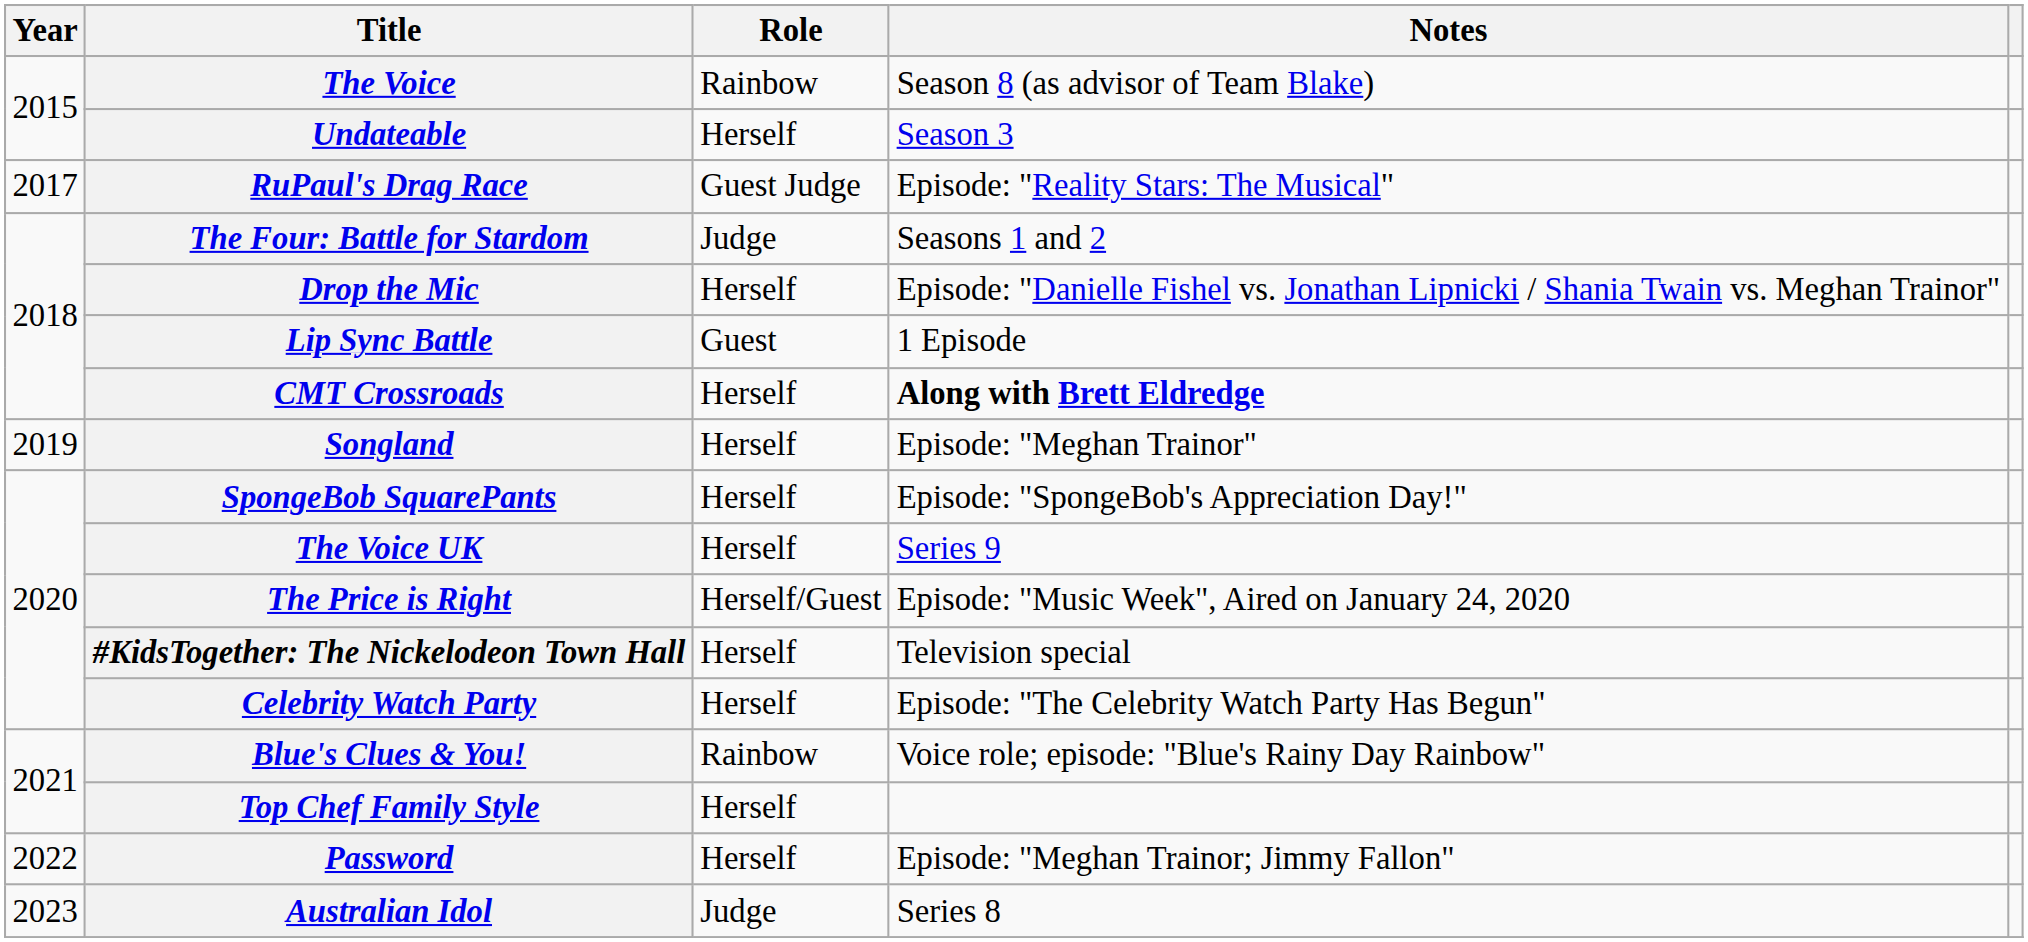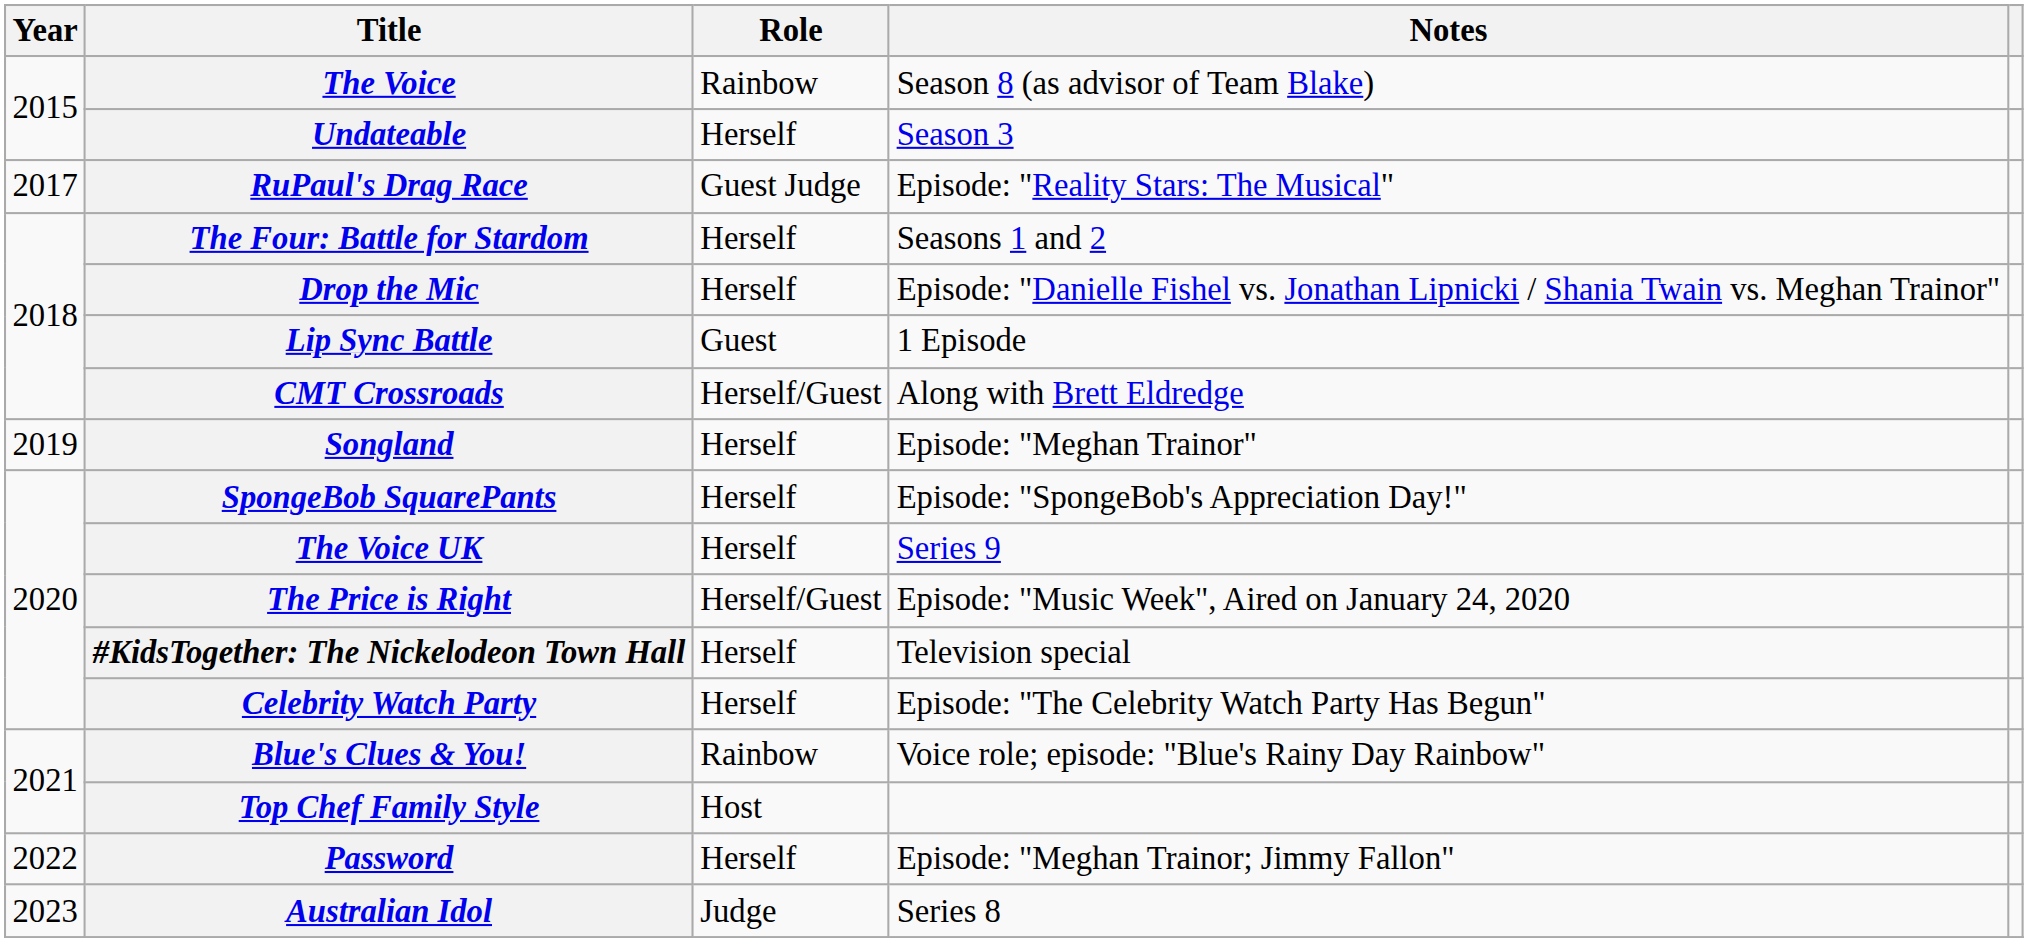(738, 237) Judge -> (748, 237) Herself
(748, 392) Herself -> (791, 392) Herself/Guest
(1081, 392) bold -> (1070, 392) normal
(748, 806) Herself -> (731, 806) Host
